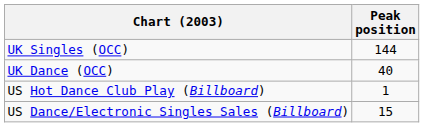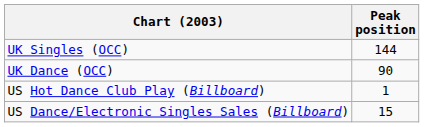(386, 70) 40 -> (386, 70) 90
